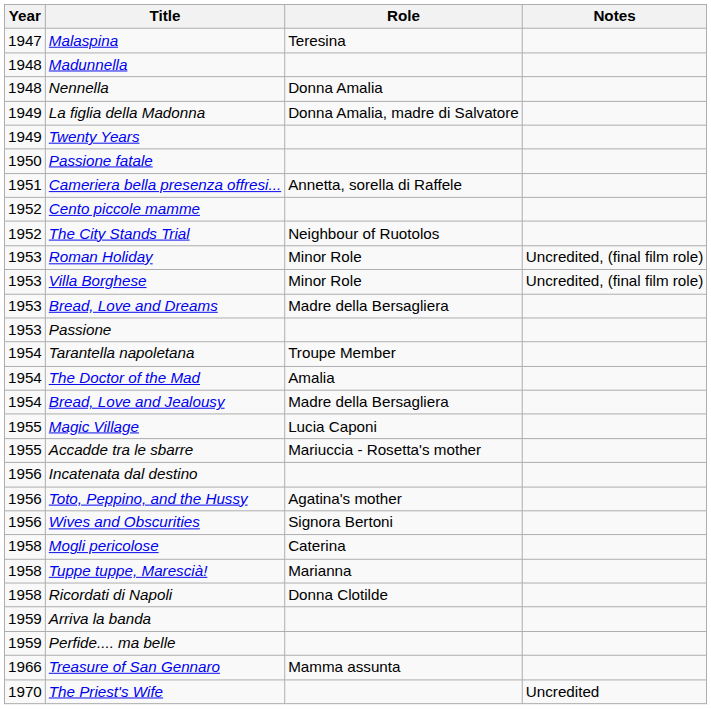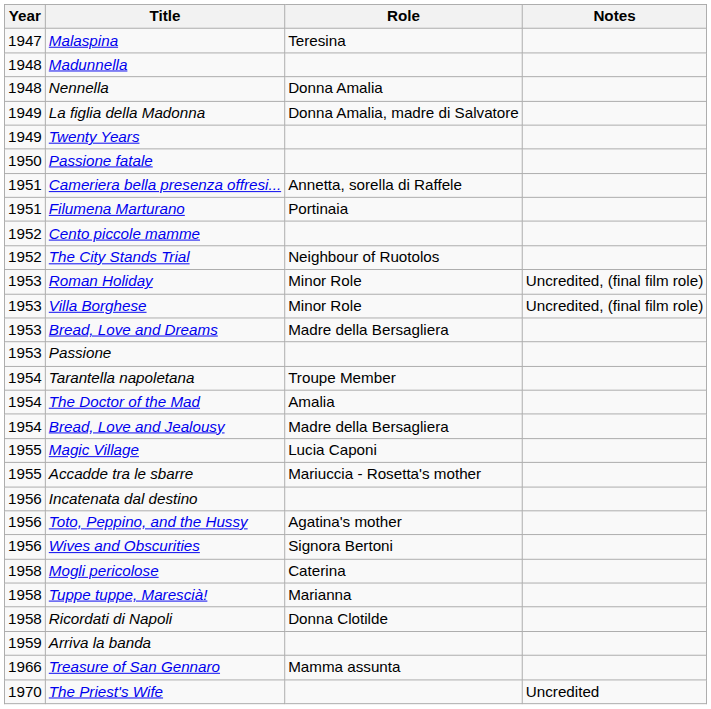+ row: (117, 209)
- row: (112, 643)
